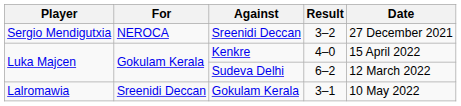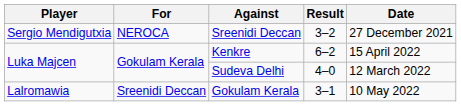(325, 52) 4–0 -> (325, 52) 6–2
(325, 71) 6–2 -> (325, 71) 4–0
